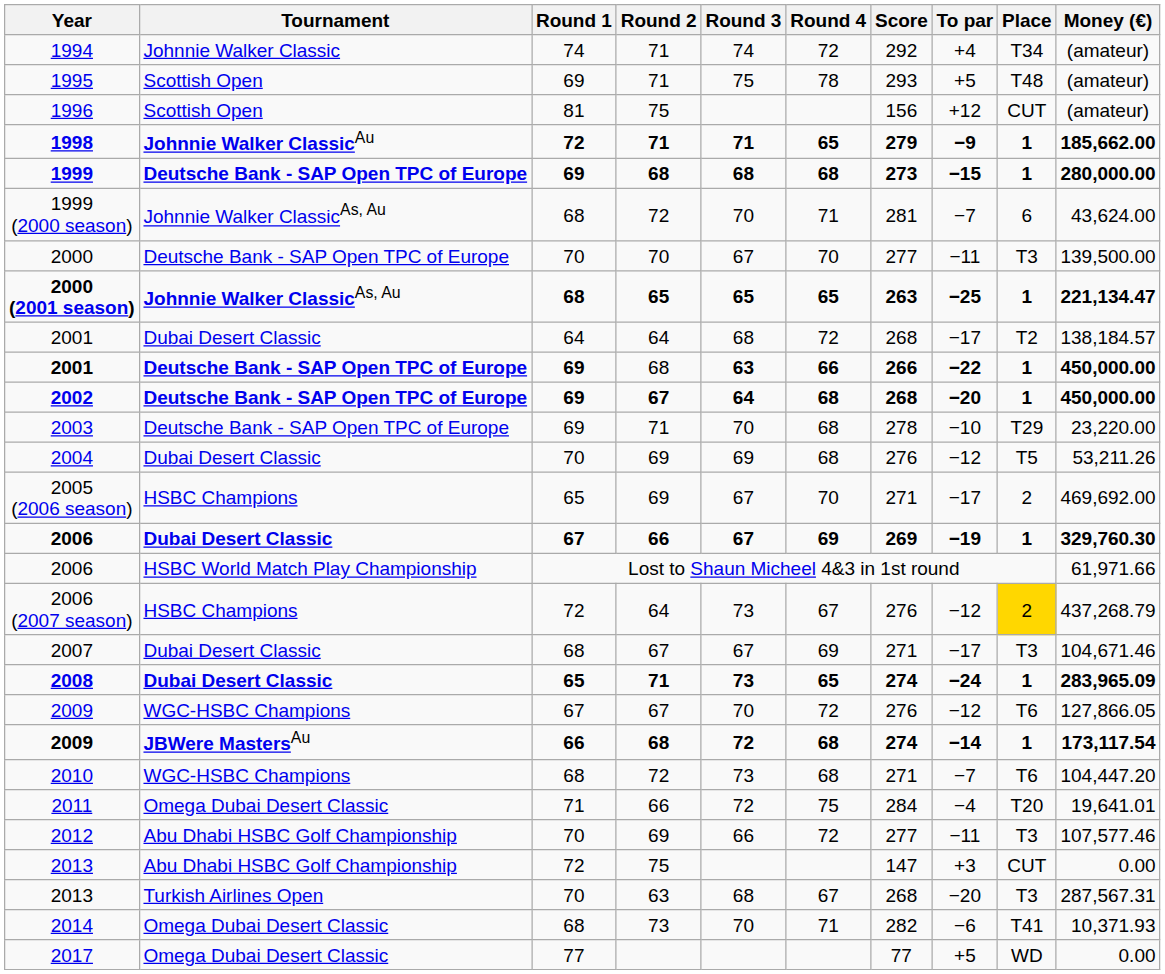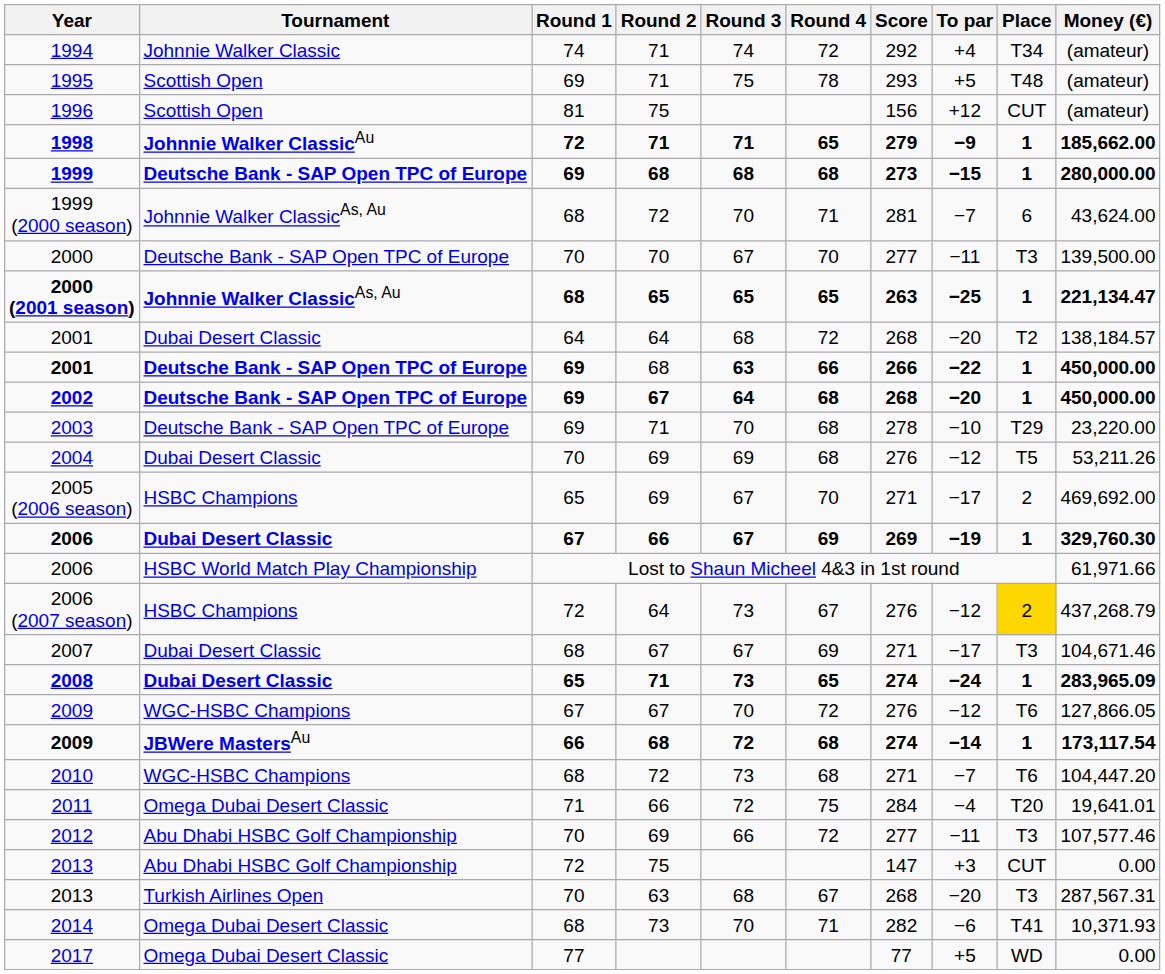(965, 337) −17 -> (965, 337) −20
